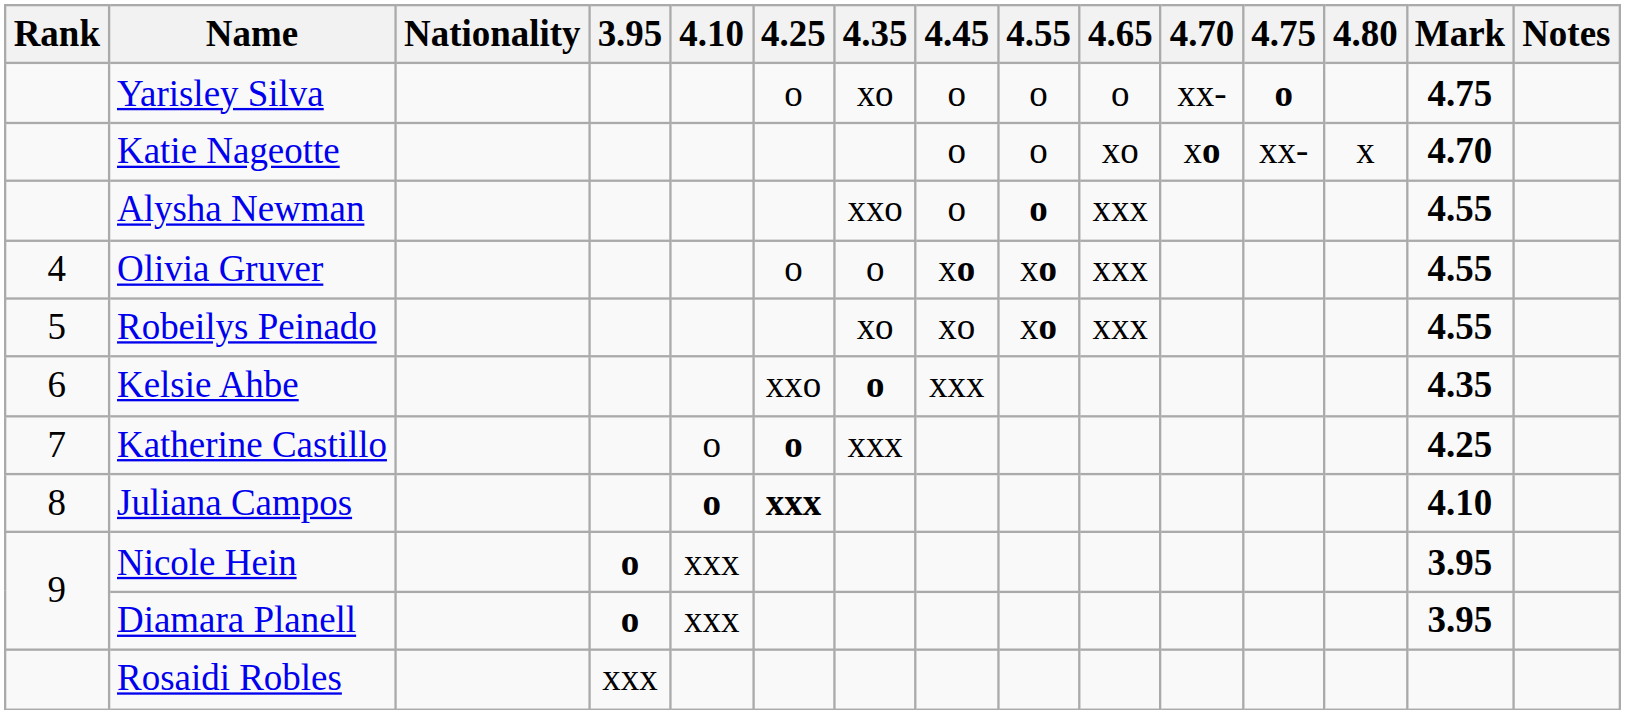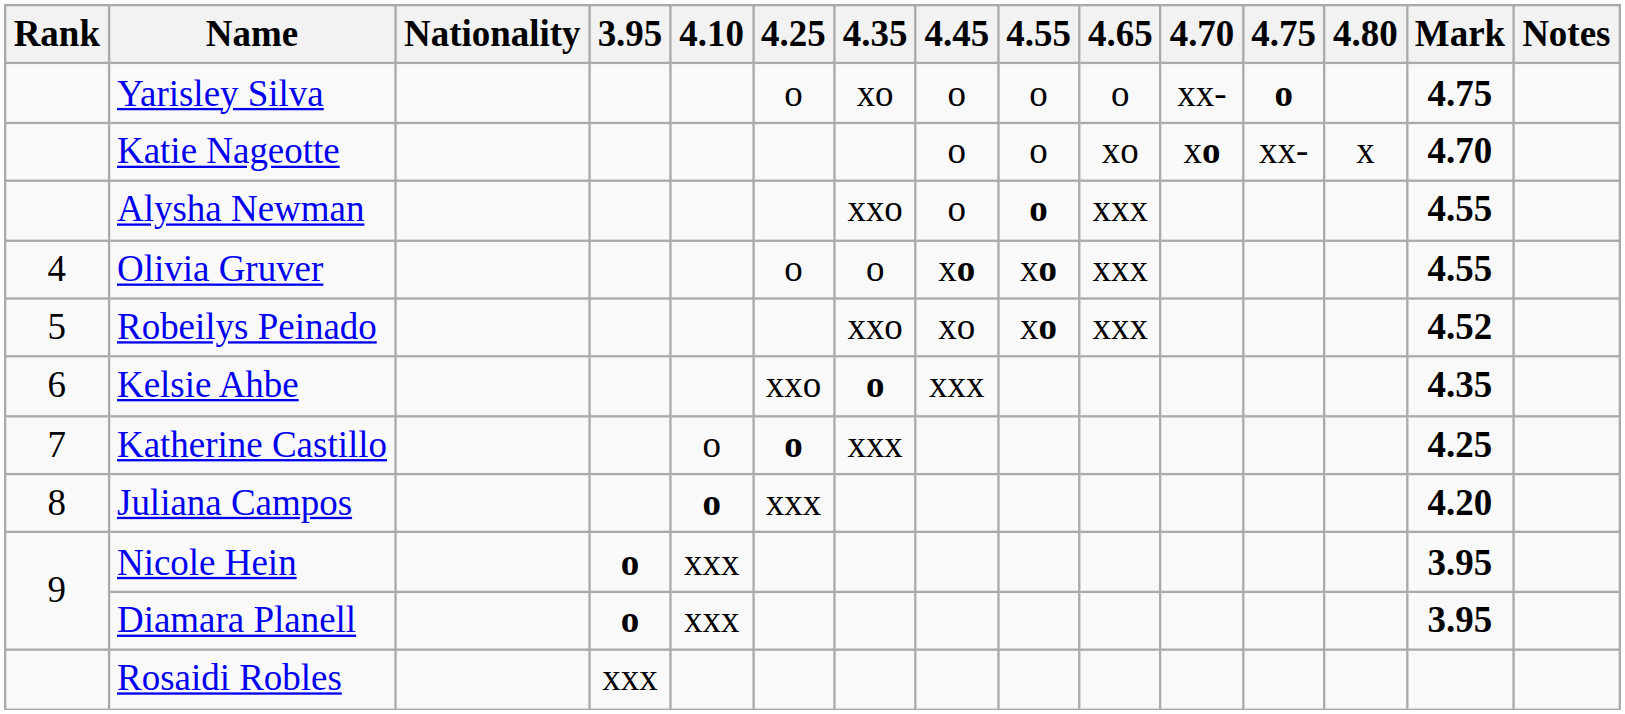(875, 326) xo -> (875, 326) xxo
(1460, 326) 4.55 -> (1460, 326) 4.52
(793, 502) bold -> (793, 502) normal
(1460, 502) 4.10 -> (1460, 502) 4.20
